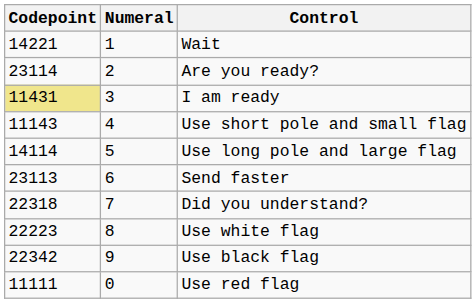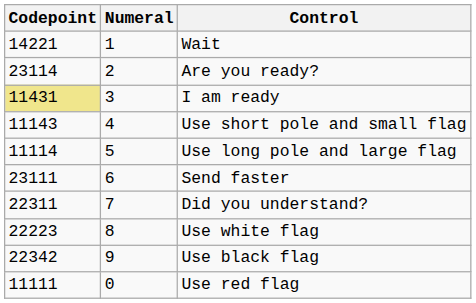(33, 151) 14114 -> (33, 151) 11114
(33, 178) 23113 -> (33, 178) 23111
(33, 205) 22318 -> (33, 205) 22311
